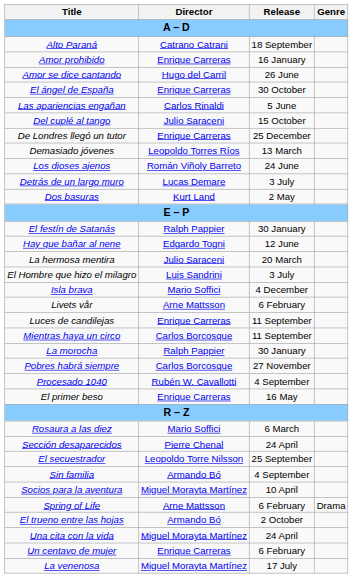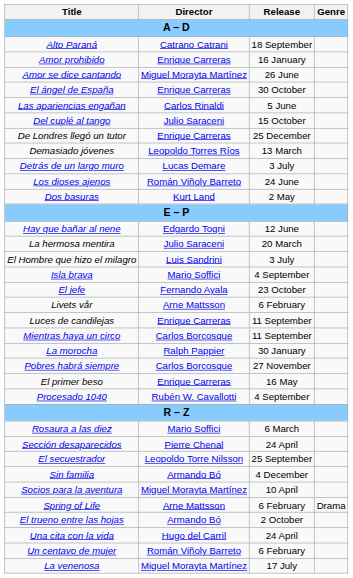(194, 75) Hugo del Carril -> (194, 75) Miguel Morayta Martínez
rows swapped: (72, 182) <-> (72, 166)
- row: (72, 229)
(282, 290) 4 December -> (282, 275) 4 September
+ row: (72, 290)
rows swapped: (72, 397) <-> (72, 382)
(282, 475) 4 September -> (282, 475) 4 December
(194, 536) Miguel Morayta Martínez -> (194, 536) Hugo del Carril
(194, 551) Enrique Carreras -> (194, 551) Román Viñoly Barreto
